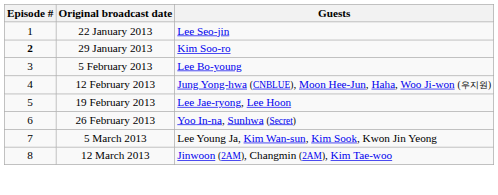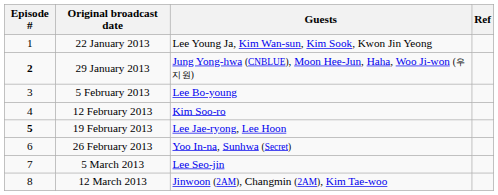+ column: (483, 19)
(203, 31) Lee Seo-jin -> (302, 43) Lee Young Ja, Kim Wan-sun, Kim Sook, Kwon Jin Yeong
(204, 48) Kim Soo-ro -> (319, 68) Jung Yong-hwa (CNBLUE), Moon Hee-Jun, Haha, Woo Ji-won (우지원)
(334, 84) Jung Yong-hwa (CNBLUE), Moon Hee-Jun, Haha, Woo Ji-won (우지원) -> (199, 111) Kim Soo-ro
(30, 102) normal -> (30, 128) bold
(307, 138) Lee Young Ja, Kim Wan-sun, Kim Sook, Kwon Jin Yeong -> (198, 164) Lee Seo-jin
